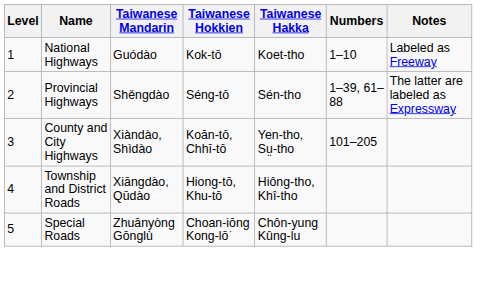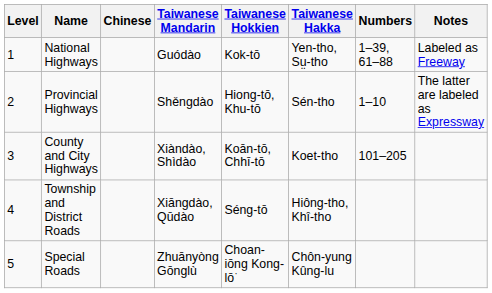+ column: (127, 21)
(281, 54) Koet-tho -> (314, 54) Yen-tho, Sṳ-tho
(343, 54) 1–10 -> (376, 54) 1–39, 61–88
(207, 94) Séng-tō -> (249, 101) Hiong-tō, Khu-tō
(357, 94) 1–39, 61–88 -> (372, 101) 1–10
(281, 142) Yen-tho, Sṳ-tho -> (315, 156) Koet-tho
(211, 189) Hiong-tō, Khu-tō -> (246, 210) Séng-tō
